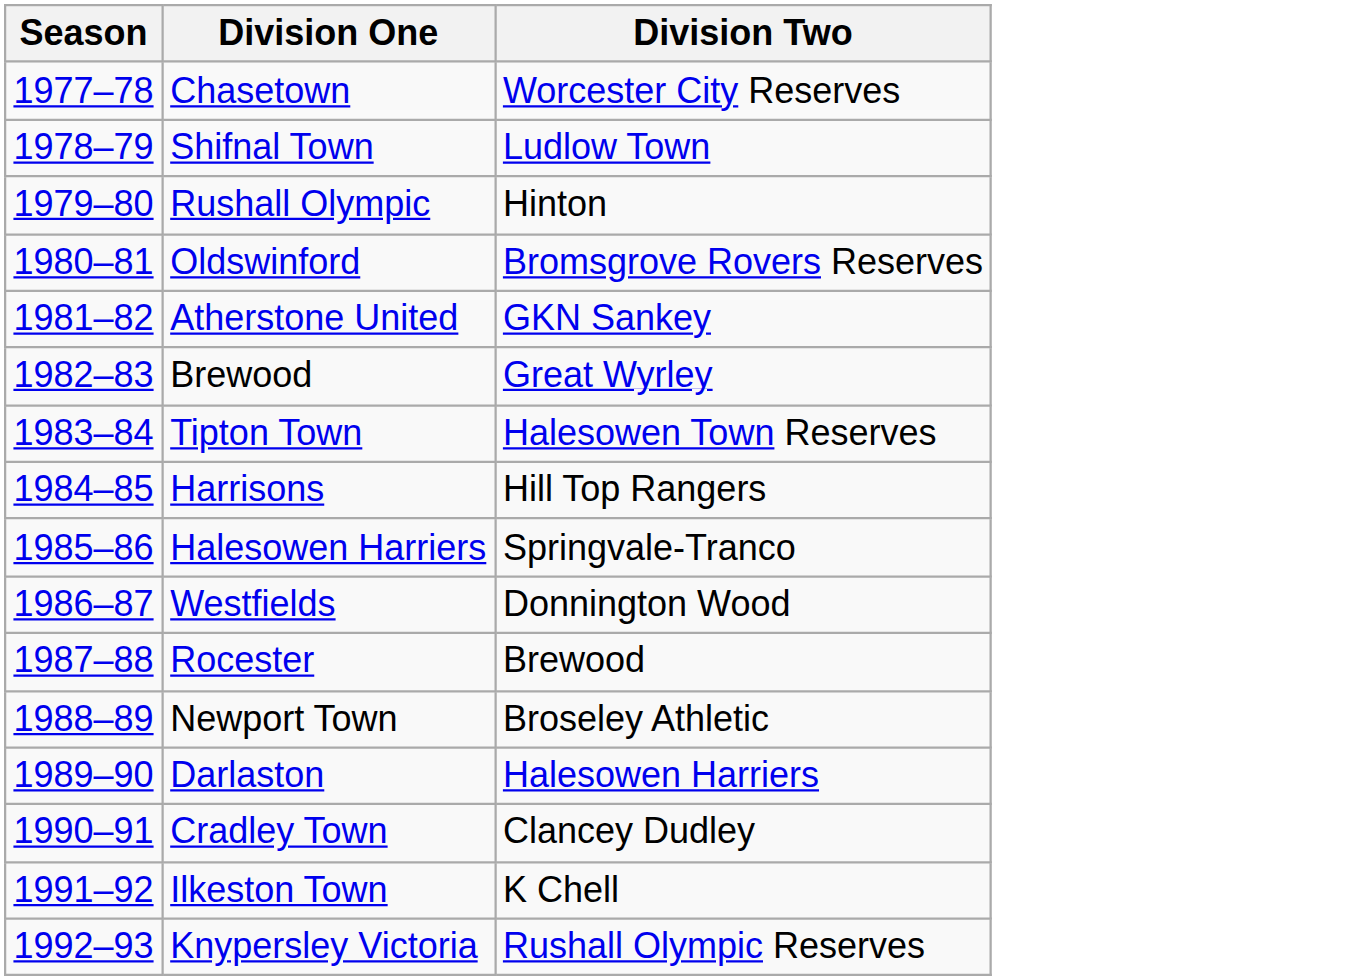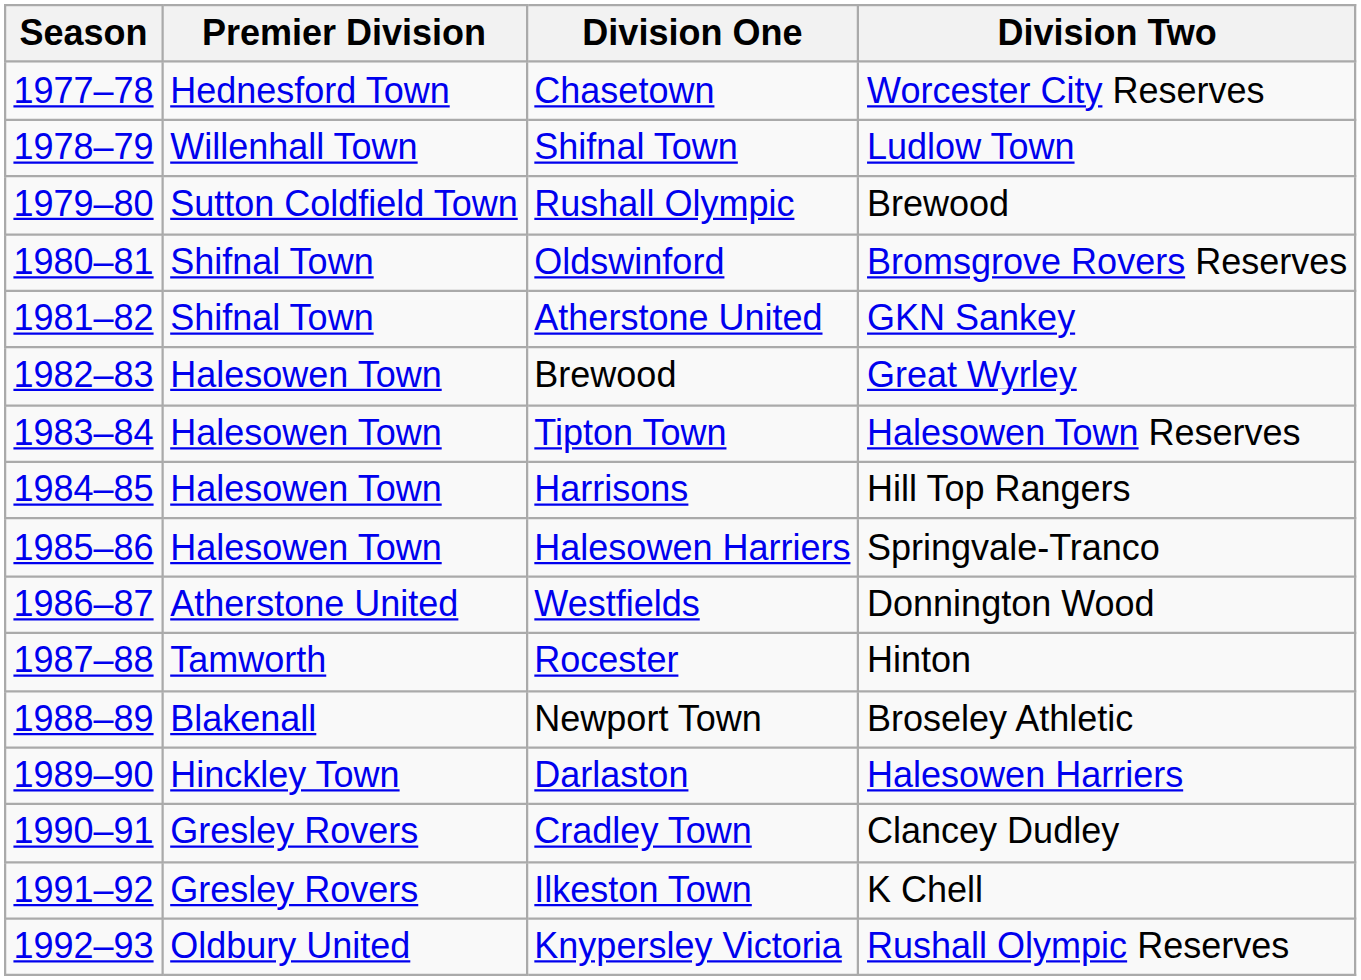+ column: (344, 33)
(555, 204) Hinton -> (938, 204) Brewood
(574, 661) Brewood -> (919, 661) Hinton
